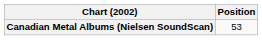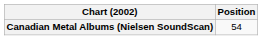(236, 27) 53 -> (236, 27) 54
